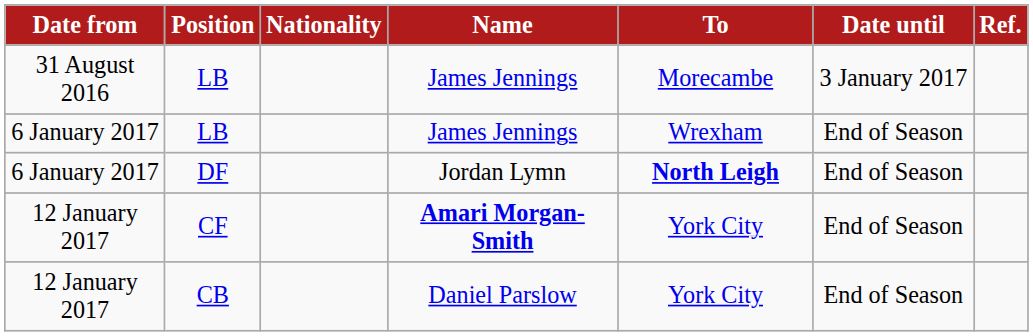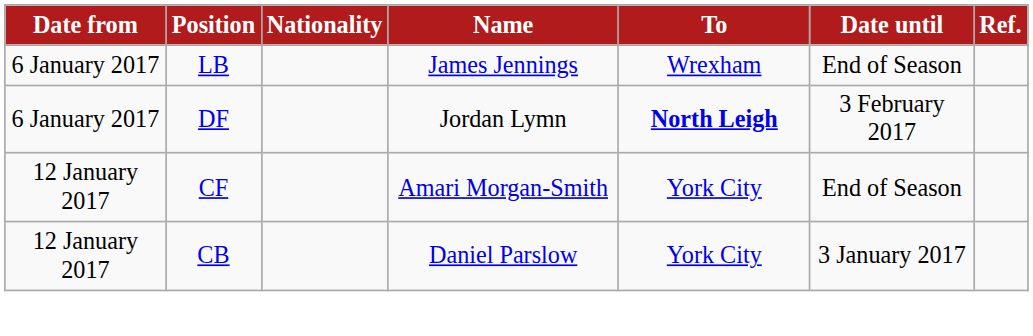- row: (85, 79)
(893, 173) End of Season -> (892, 118) 3 February 2017
(503, 227) bold -> (503, 187) normal
(893, 295) End of Season -> (892, 255) 3 January 2017
